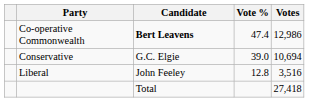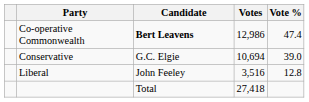columns swapped: (288, 12) <-> (253, 12)
